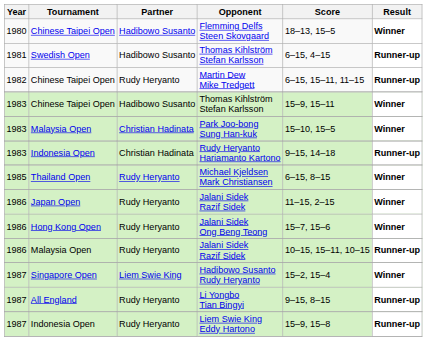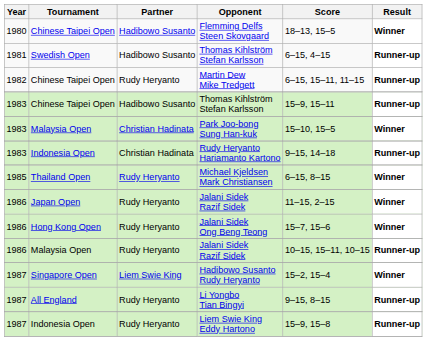(389, 104) Winner -> (397, 104) Runner-up
